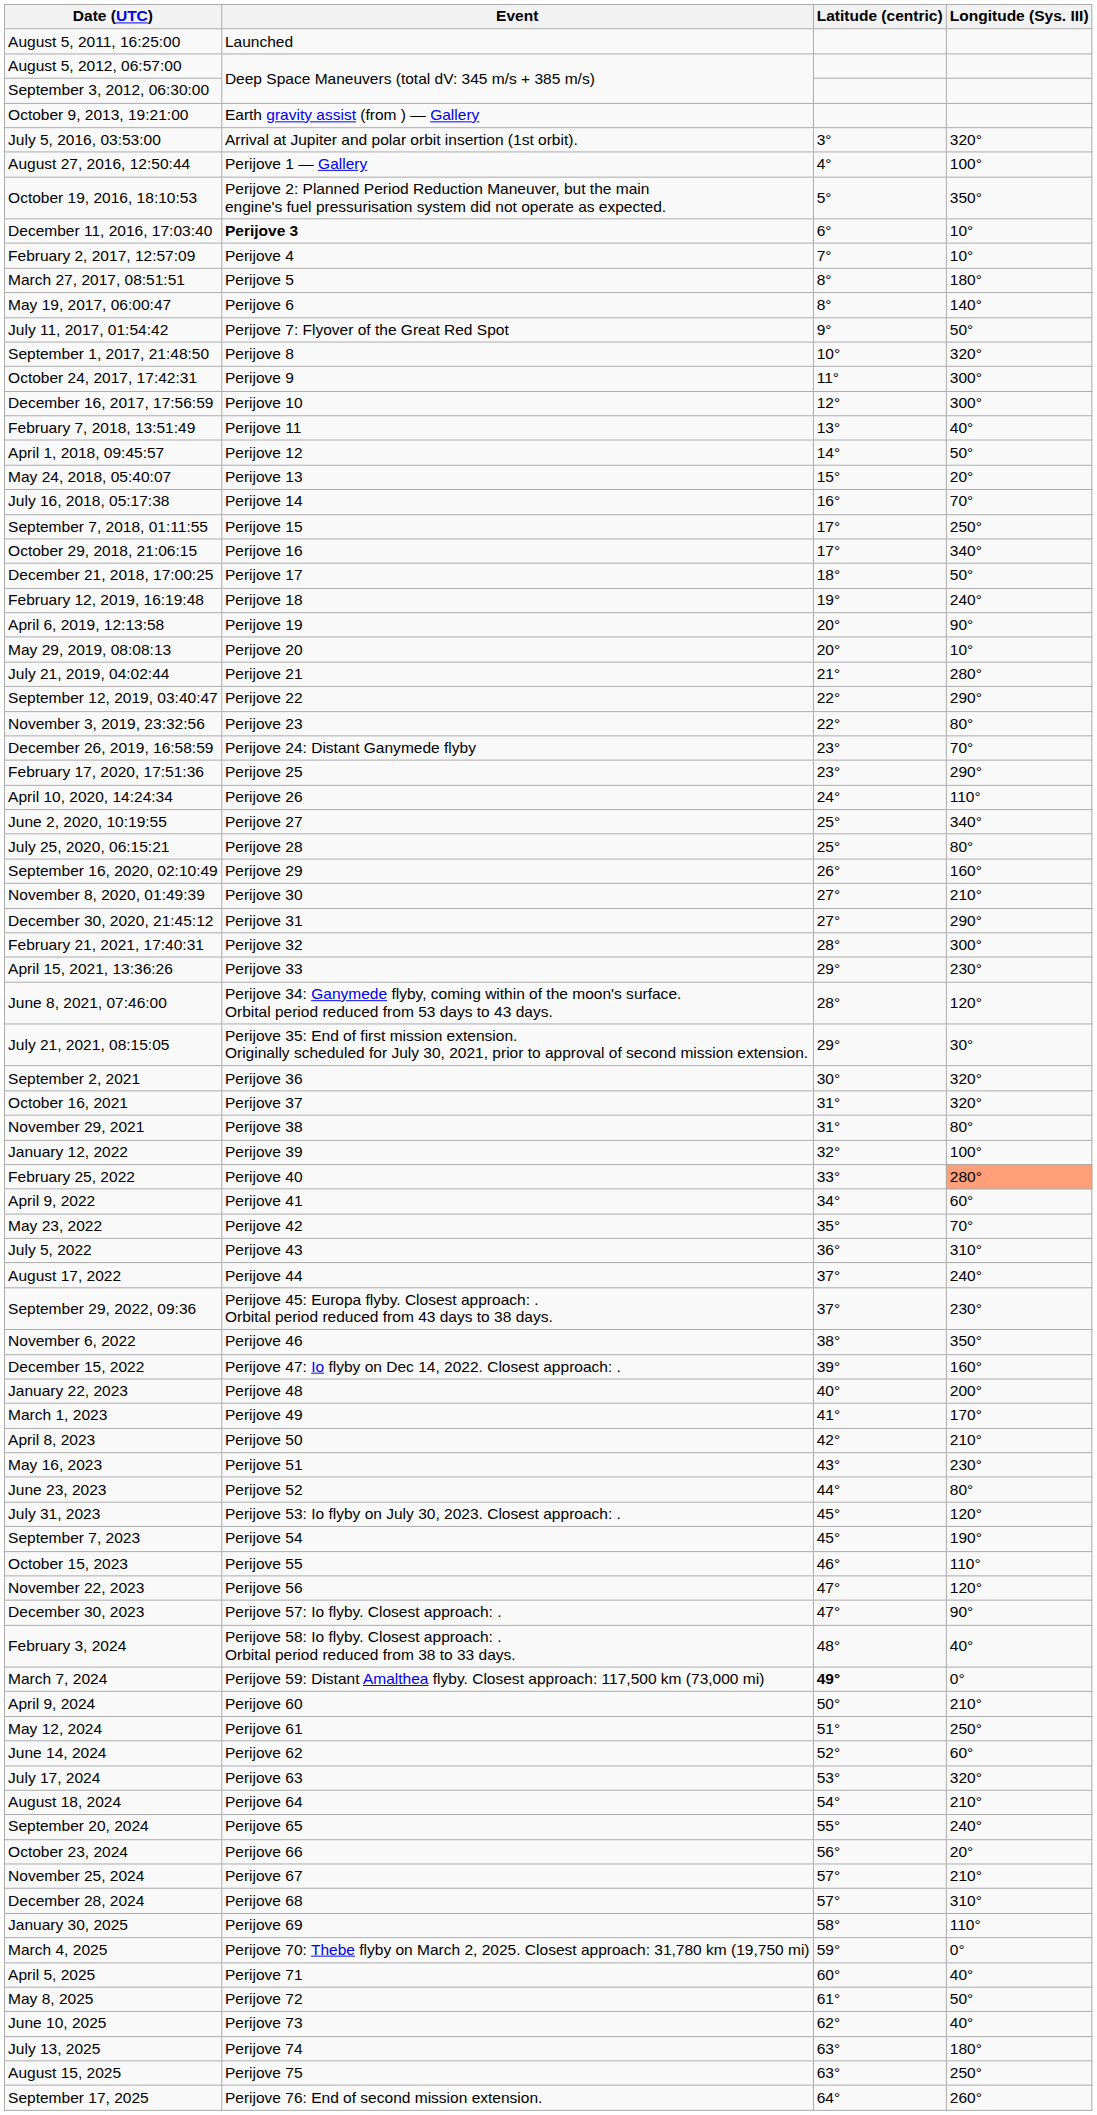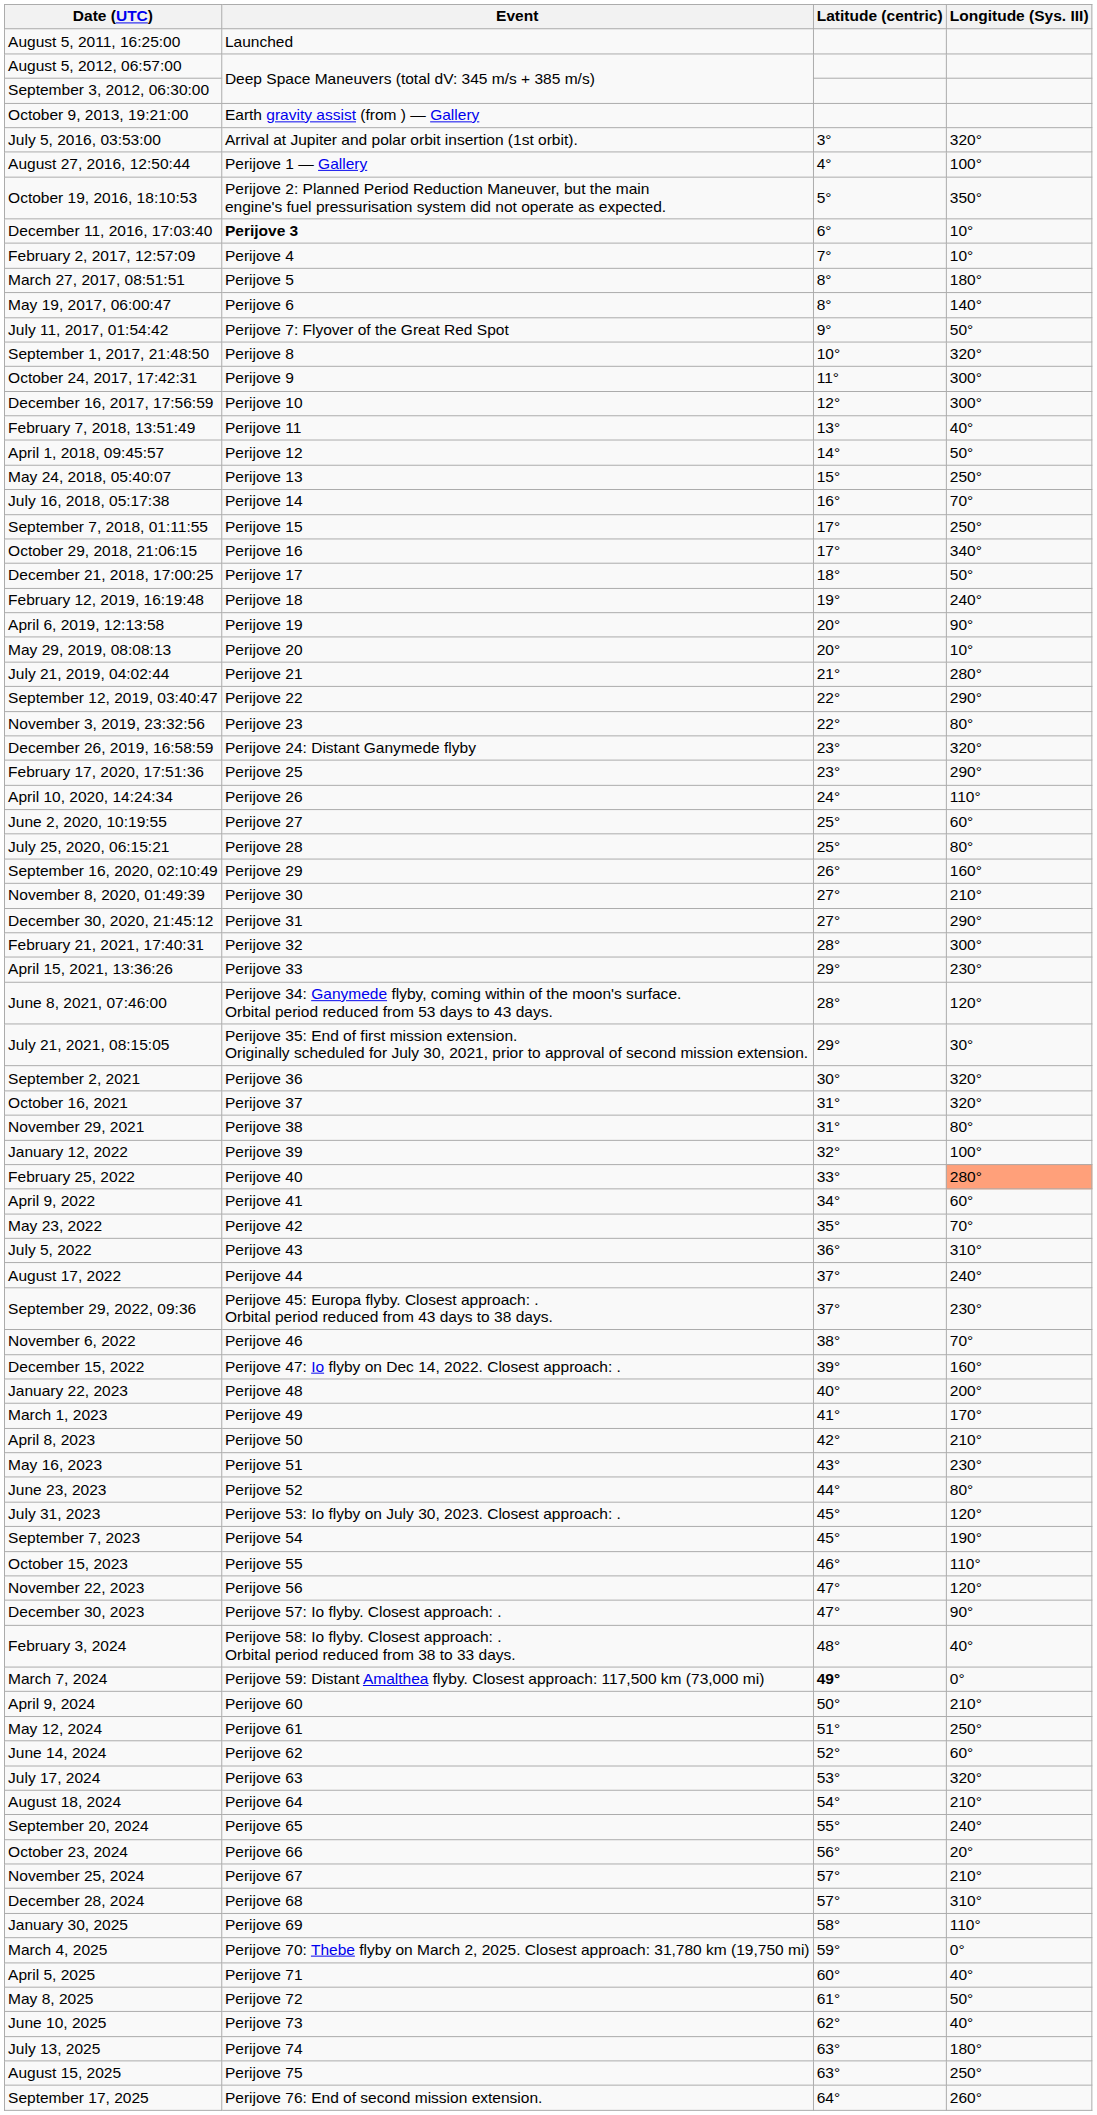(961, 477) 20° -> (966, 477) 250°
(961, 748) 70° -> (966, 748) 320°
(966, 821) 340° -> (961, 821) 60°
(966, 1341) 350° -> (961, 1341) 70°
